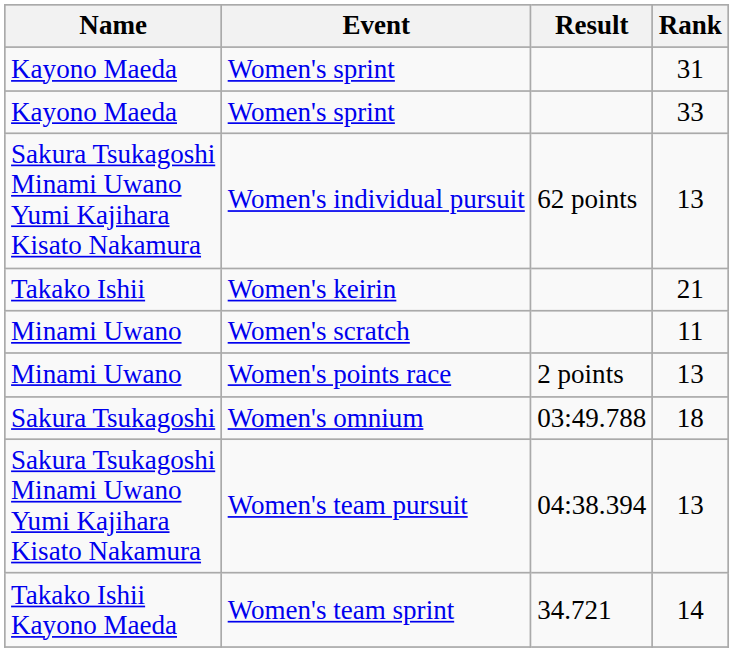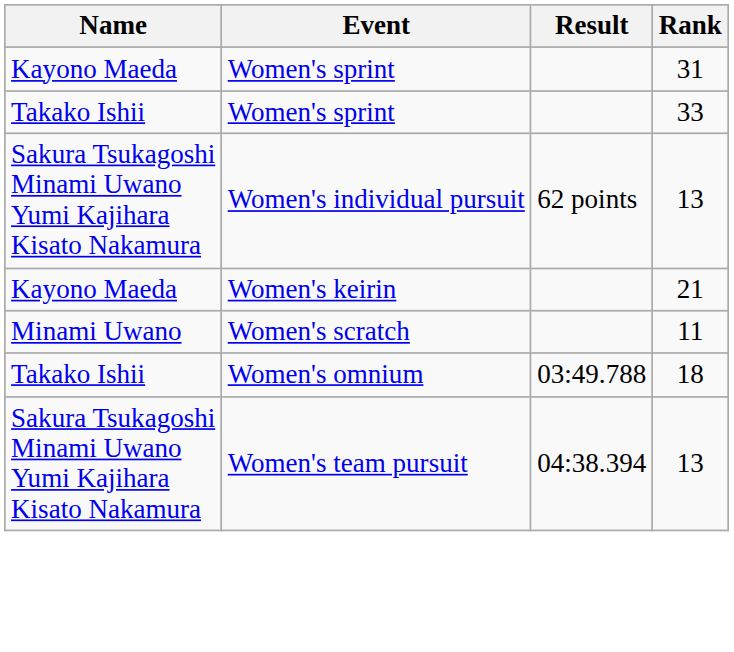(94, 111) Kayono Maeda -> (78, 111) Takako Ishii
(78, 288) Takako Ishii -> (94, 288) Kayono Maeda
- row: (339, 374)
(113, 417) Sakura Tsukagoshi -> (78, 374) Takako Ishii
- row: (341, 609)
